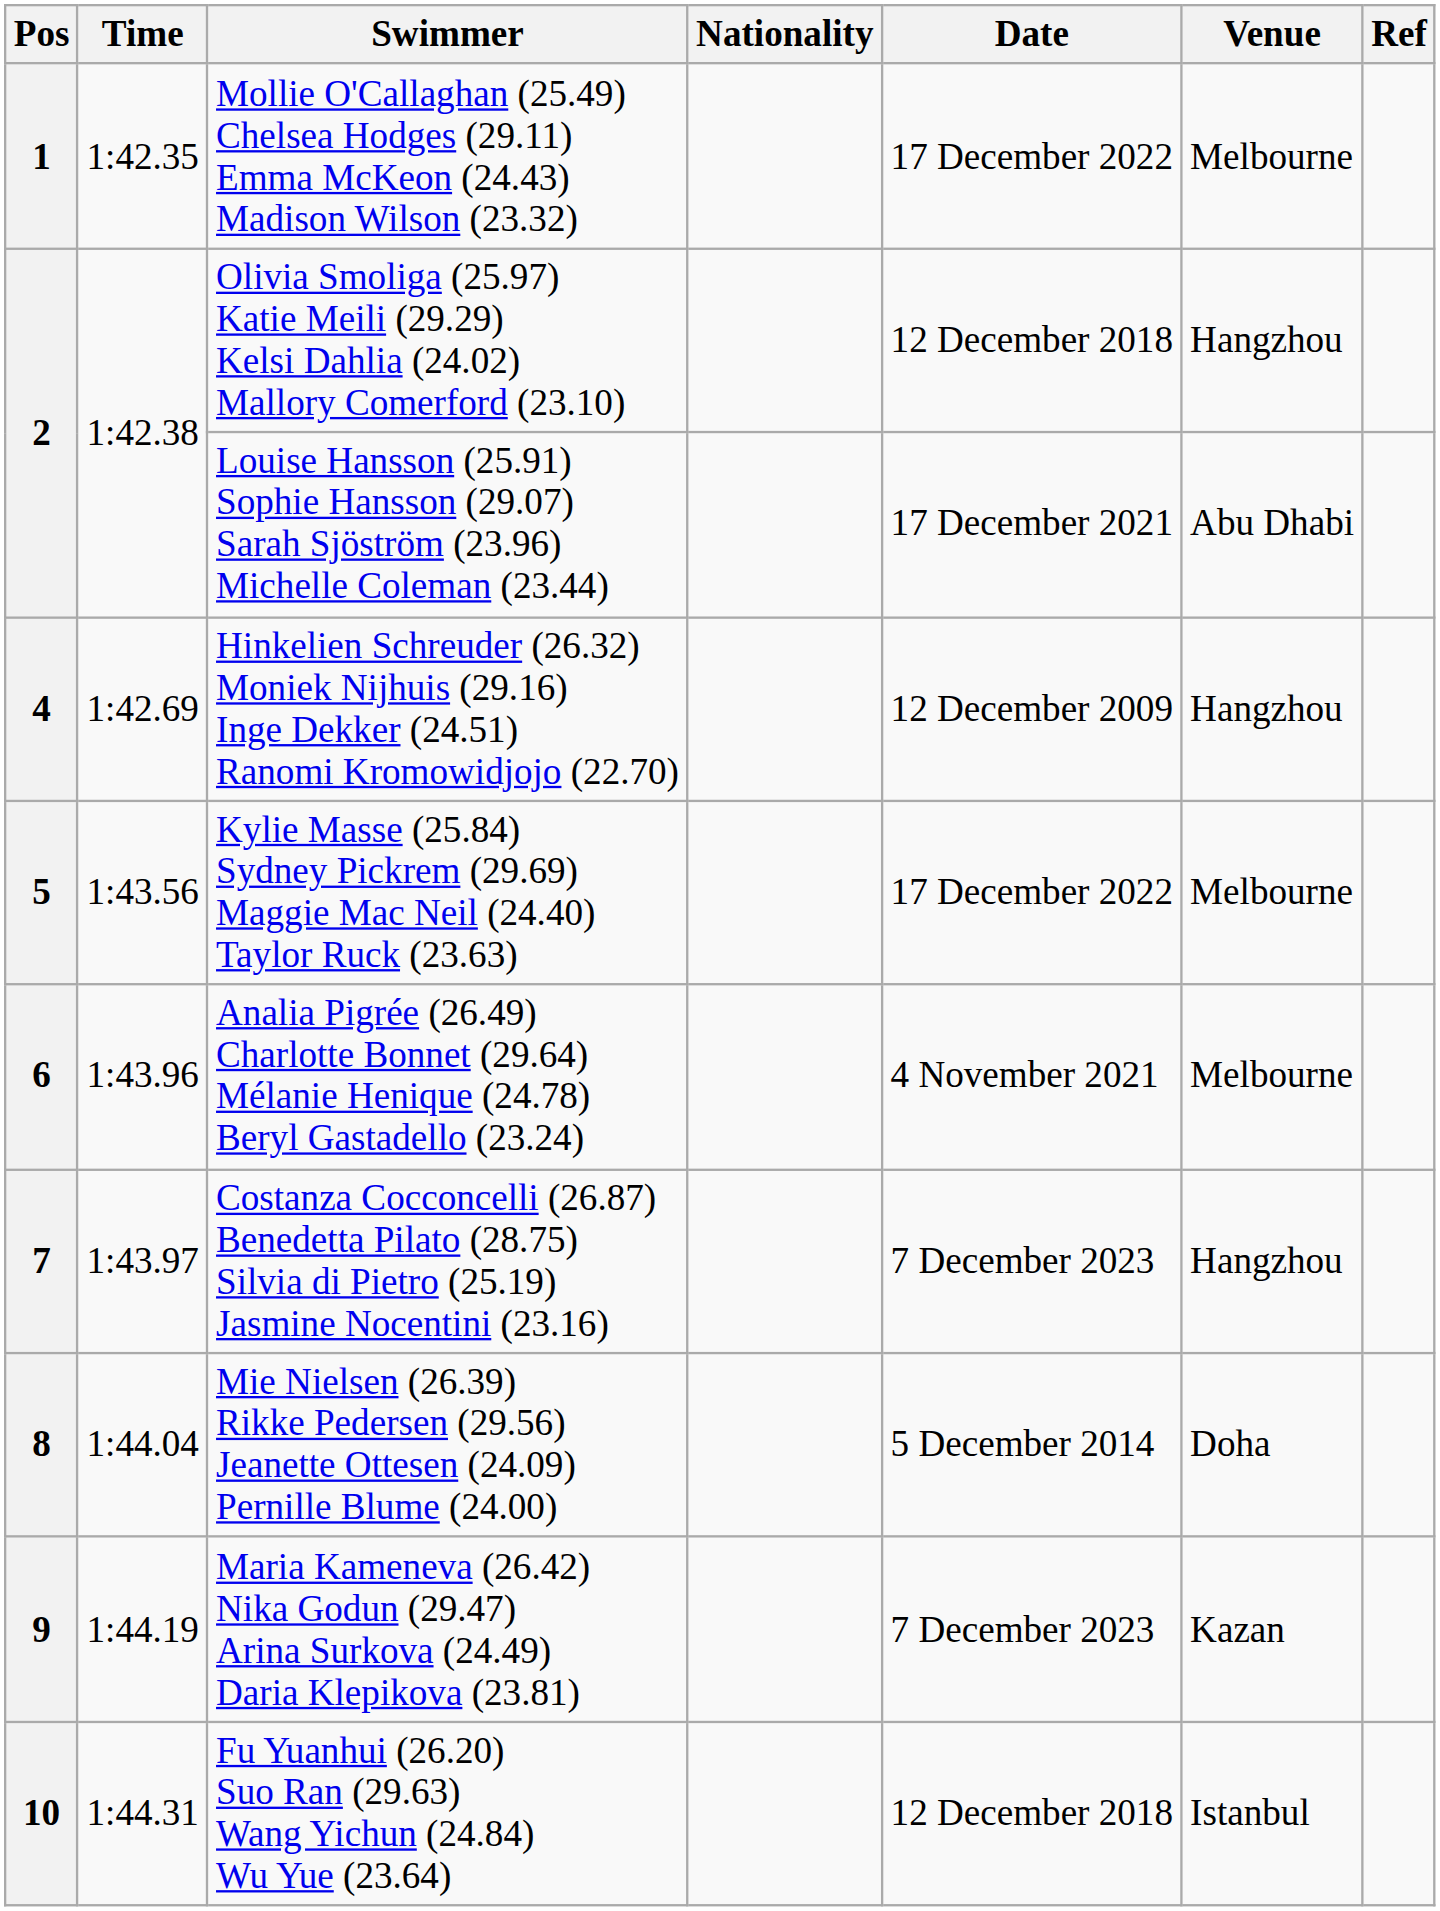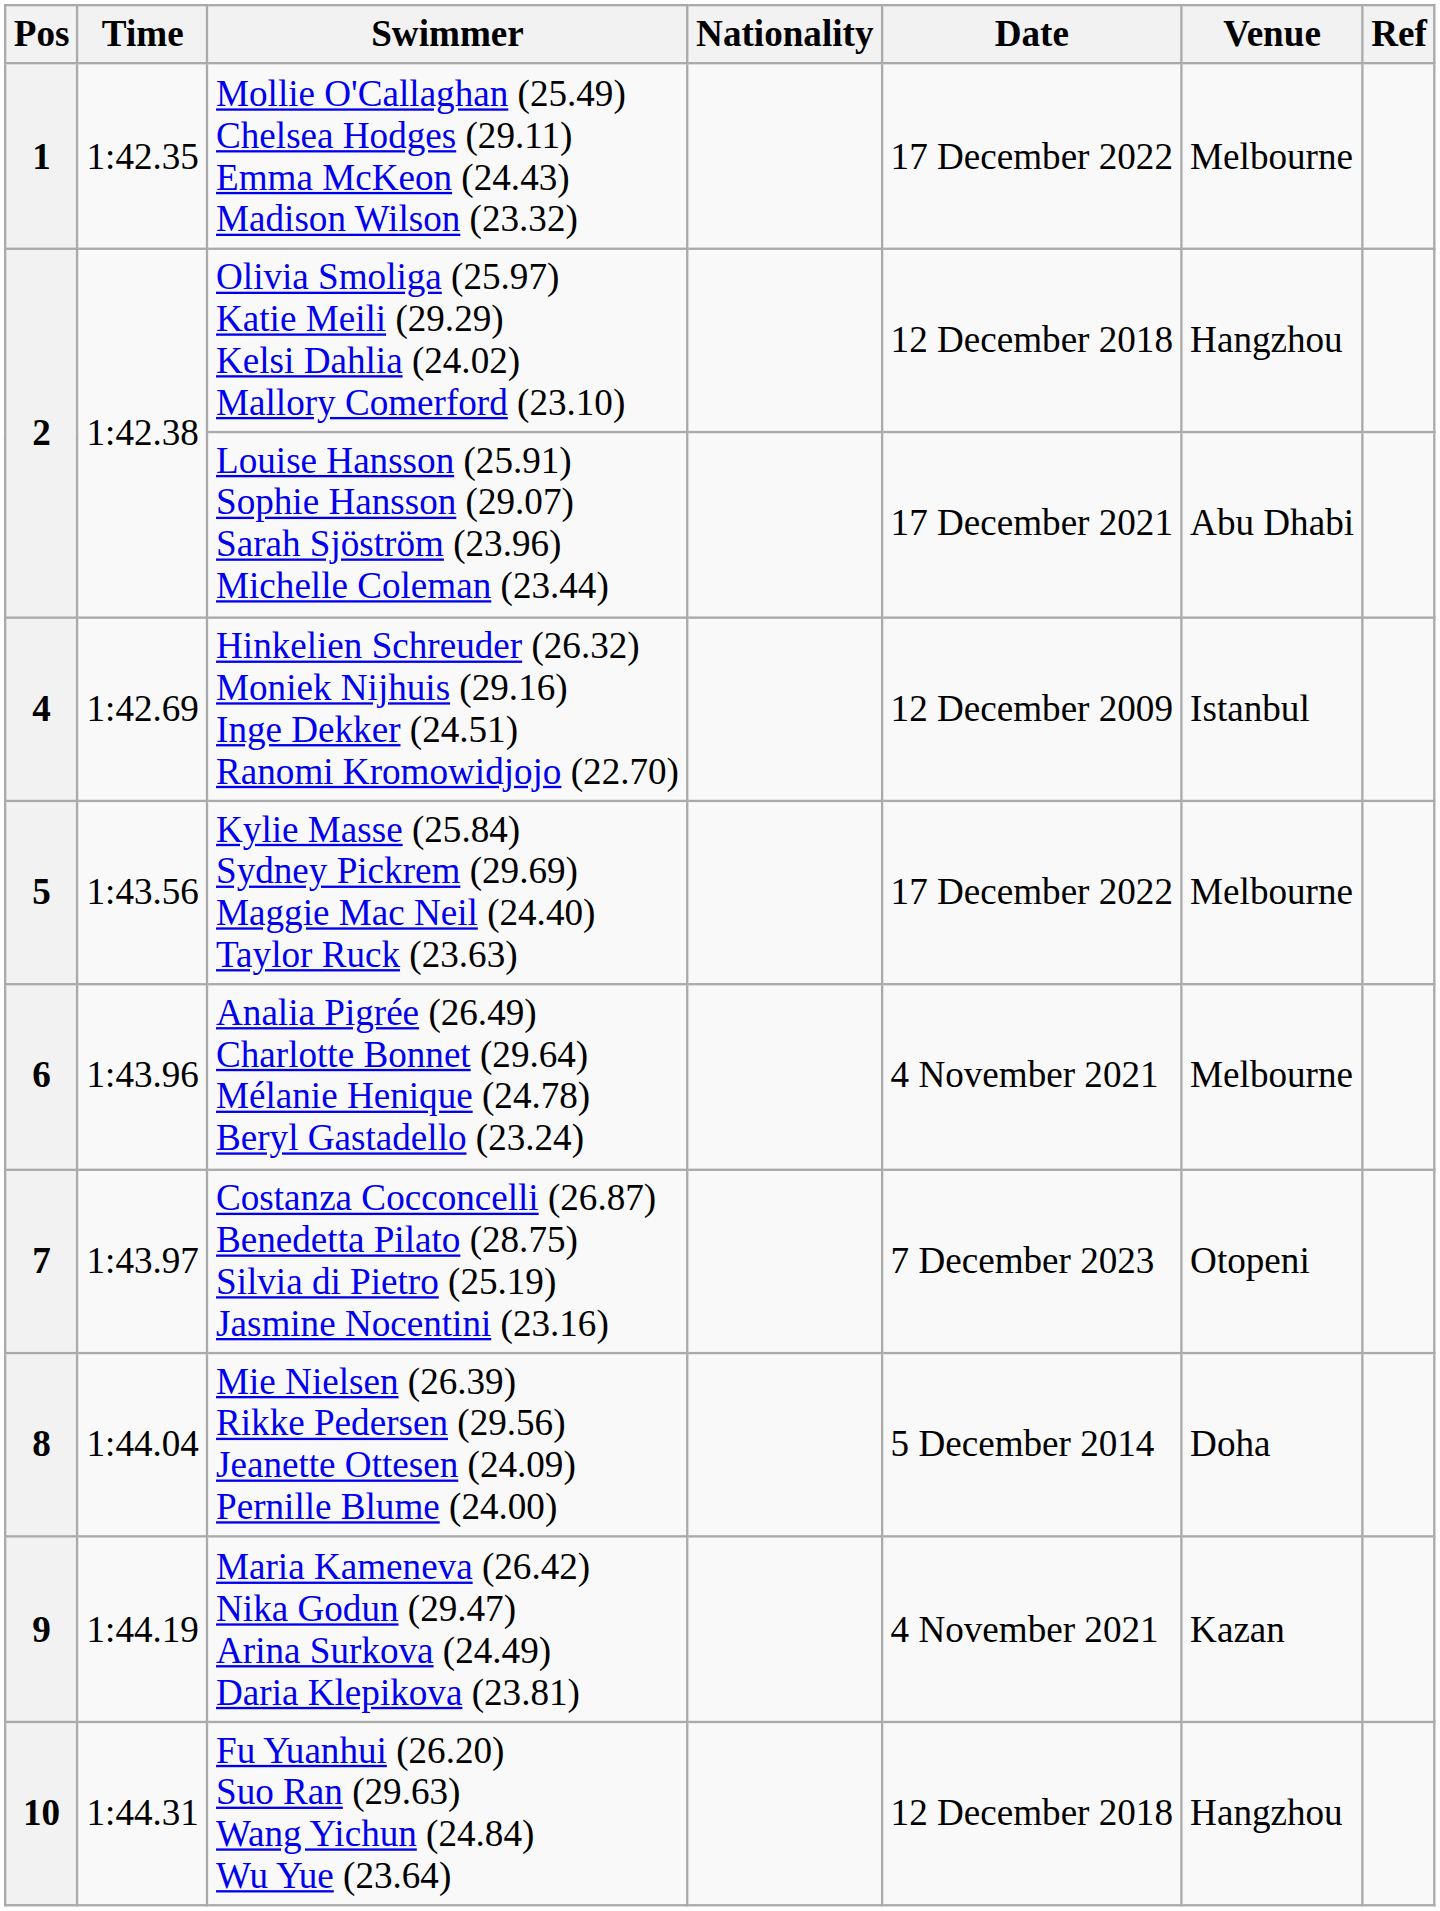(1266, 707) Hangzhou -> (1250, 707) Istanbul
(1266, 1260) Hangzhou -> (1250, 1260) Otopeni
(1022, 1628) 7 December 2023 -> (1025, 1628) 4 November 2021
(1250, 1812) Istanbul -> (1266, 1812) Hangzhou
